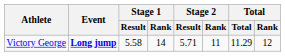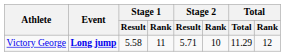(161, 43) 14 -> (161, 43) 11
(216, 43) 11 -> (216, 43) 10
